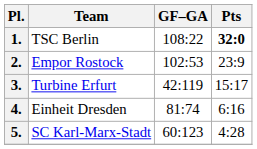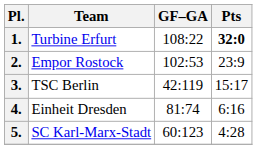(65, 39) TSC Berlin -> (74, 39) Turbine Erfurt
(74, 86) Turbine Erfurt -> (65, 86) TSC Berlin
